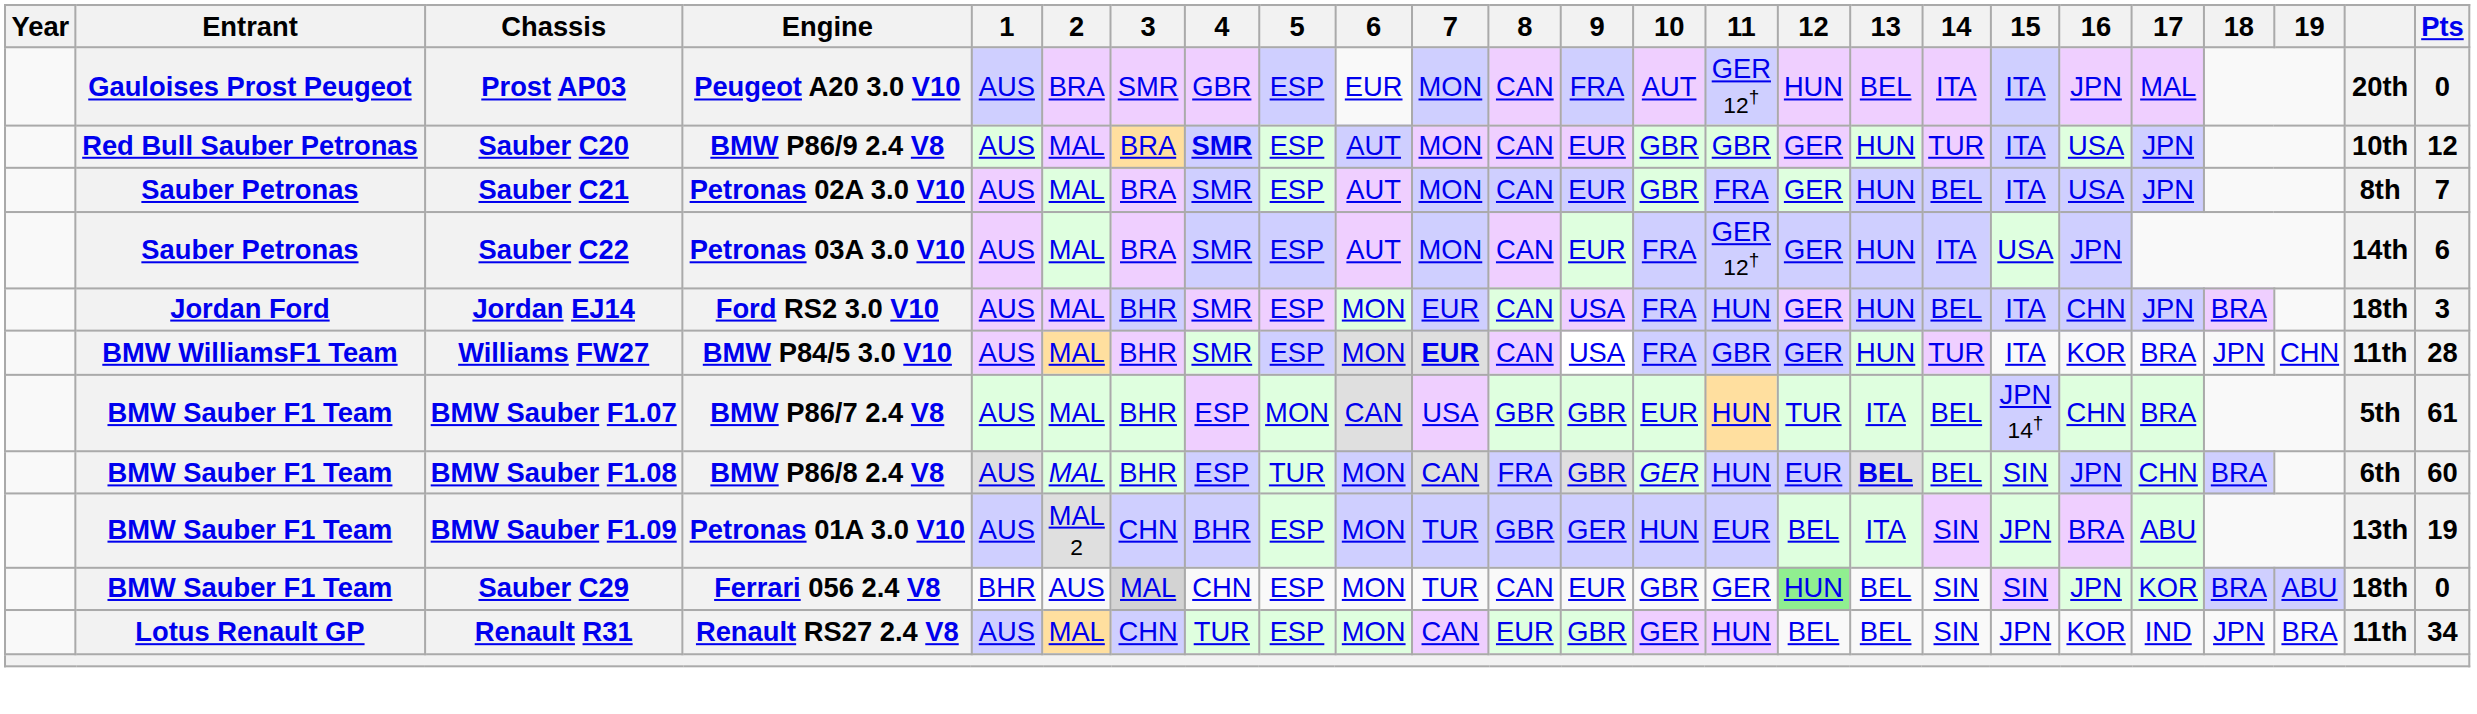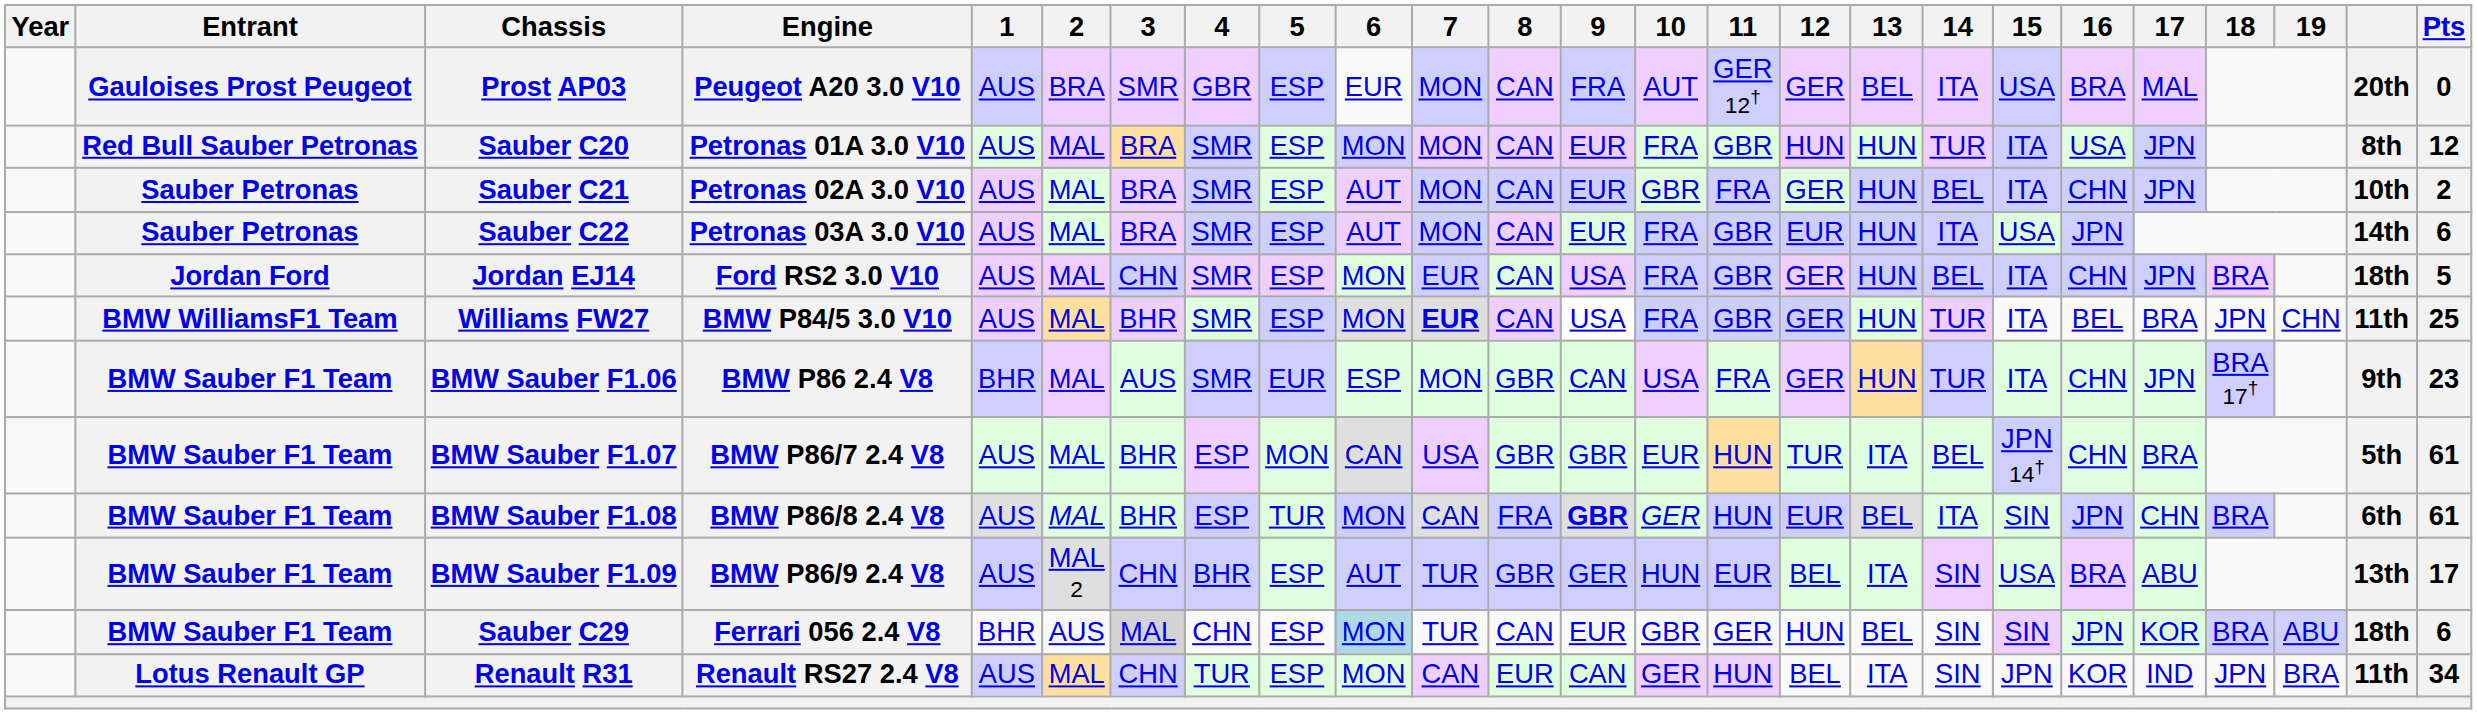(1813, 86) HUN -> (1815, 86) GER
(2025, 86) ITA -> (2027, 86) USA
(2096, 86) JPN -> (2098, 86) BRA
(827, 146) BMW P86/9 2.4 V8 -> (827, 146) Petronas 01A 3.0 V10
(1222, 146) bold -> (1222, 146) normal
(1374, 146) AUT -> (1374, 146) MON
(1669, 146) GBR -> (1671, 146) FRA
(1814, 146) GER -> (1815, 146) HUN
(2380, 146) 10th -> (2382, 146) 8th
(2096, 189) USA -> (2098, 189) CHN
(2380, 189) 8th -> (2382, 189) 10th
(2442, 189) 7 -> (2444, 189) 2
(1741, 248) GER 12† -> (1743, 232) GBR
(1814, 249) GER -> (1815, 232) EUR
(1148, 309) BHR -> (1148, 275) CHN
(1741, 309) HUN -> (1743, 275) GBR
(2442, 309) 3 -> (2444, 275) 5
(2096, 352) KOR -> (2098, 318) BEL
(2442, 352) 28 -> (2444, 318) 25
+ row: (554, 378)
(1597, 472) normal -> (1598, 515) bold
(1886, 472) bold -> (1887, 515) normal
(1956, 472) BEL -> (1958, 515) ITA
(2442, 472) 60 -> (2444, 515) 61
(827, 530) Petronas 01A 3.0 V10 -> (827, 573) BMW P86/9 2.4 V8
(1374, 530) MON -> (1374, 573) AUT
(2025, 530) JPN -> (2027, 573) USA
(2442, 530) 19 -> (2444, 573) 17
(1374, 588) no background -> (1374, 631) lightblue background
(1813, 588) lightgreen background -> (1815, 631) no background
(2442, 588) 0 -> (2444, 631) 6
(1597, 631) GBR -> (1598, 674) CAN
(1886, 631) BEL -> (1887, 674) ITA
